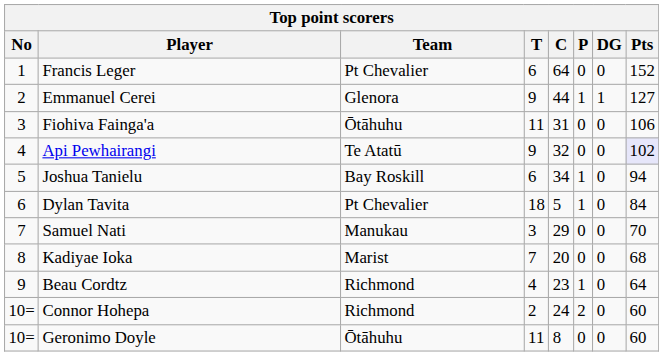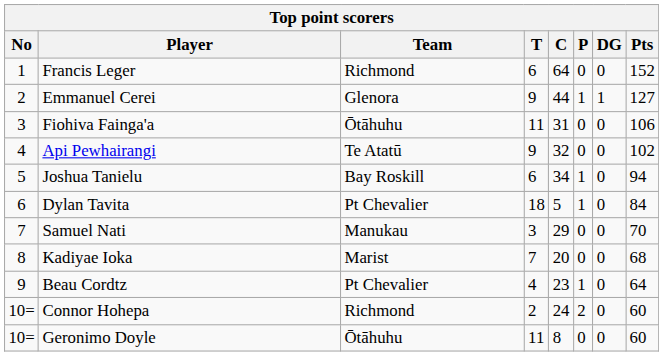(386, 71) Pt Chevalier -> (379, 71) Richmond
(642, 151) lavender background -> (642, 151) no background
(379, 284) Richmond -> (386, 284) Pt Chevalier
